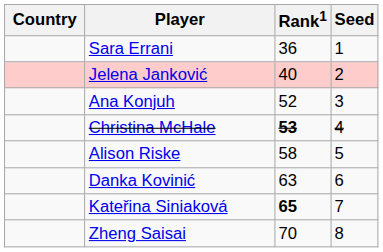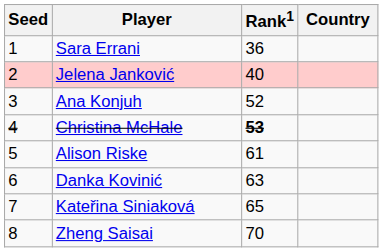columns swapped: (45, 19) <-> (354, 19)
(288, 154) 58 -> (255, 154) 61
(288, 206) bold -> (255, 206) normal
